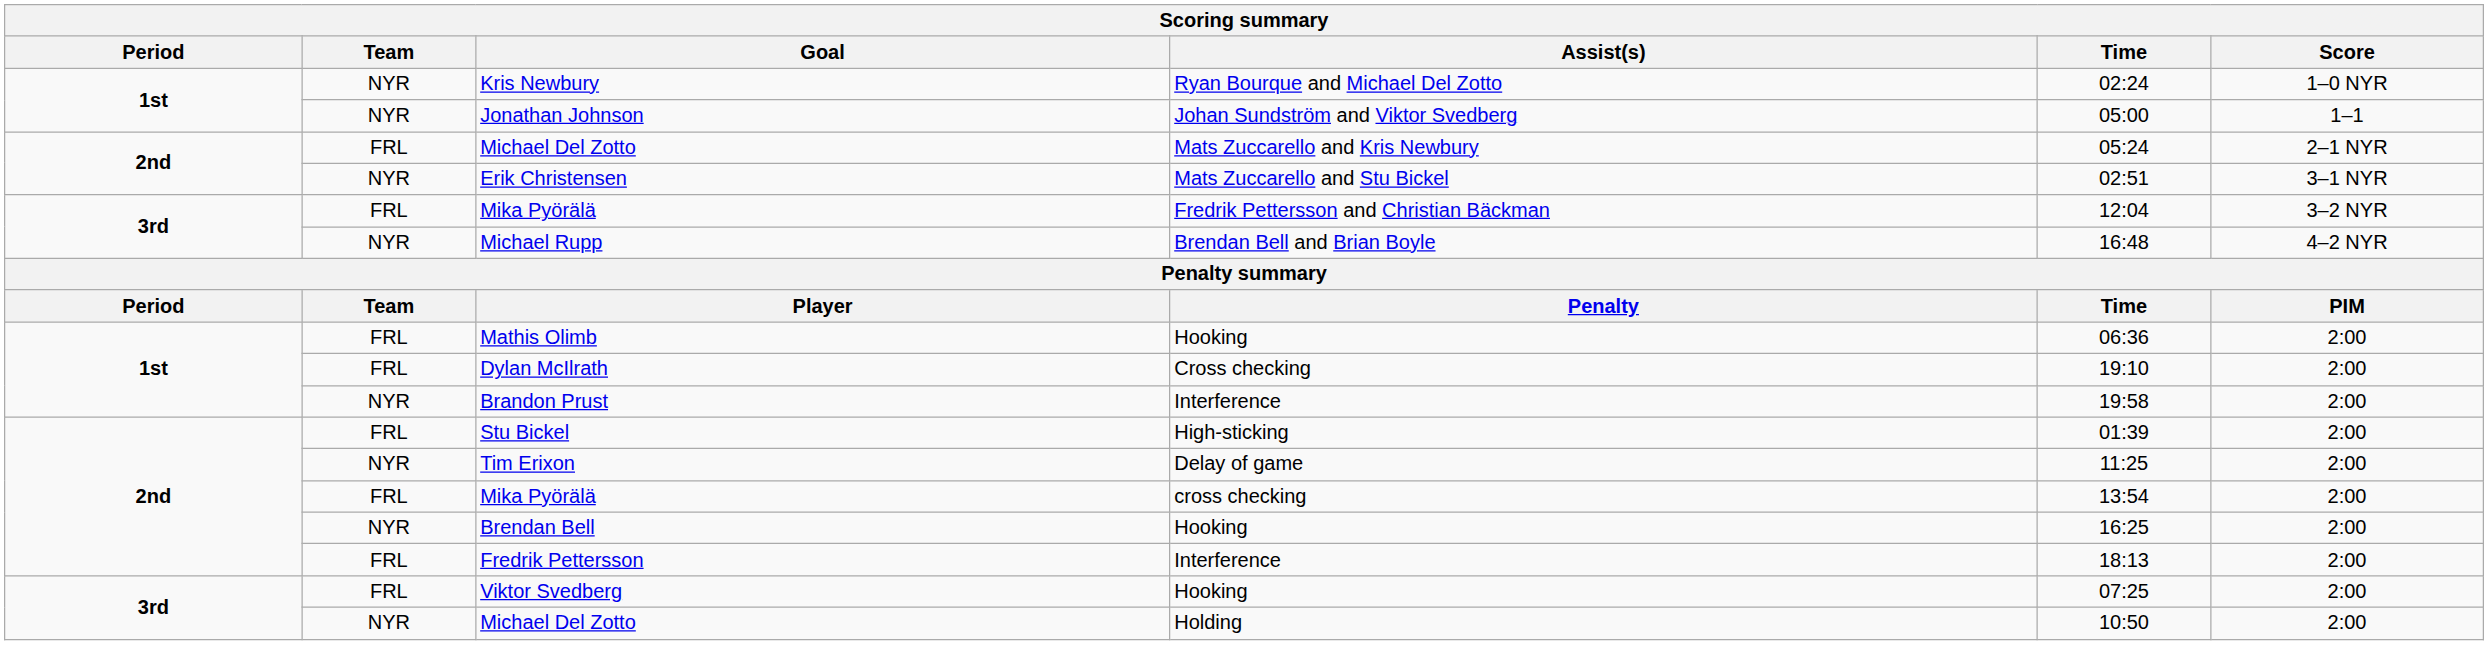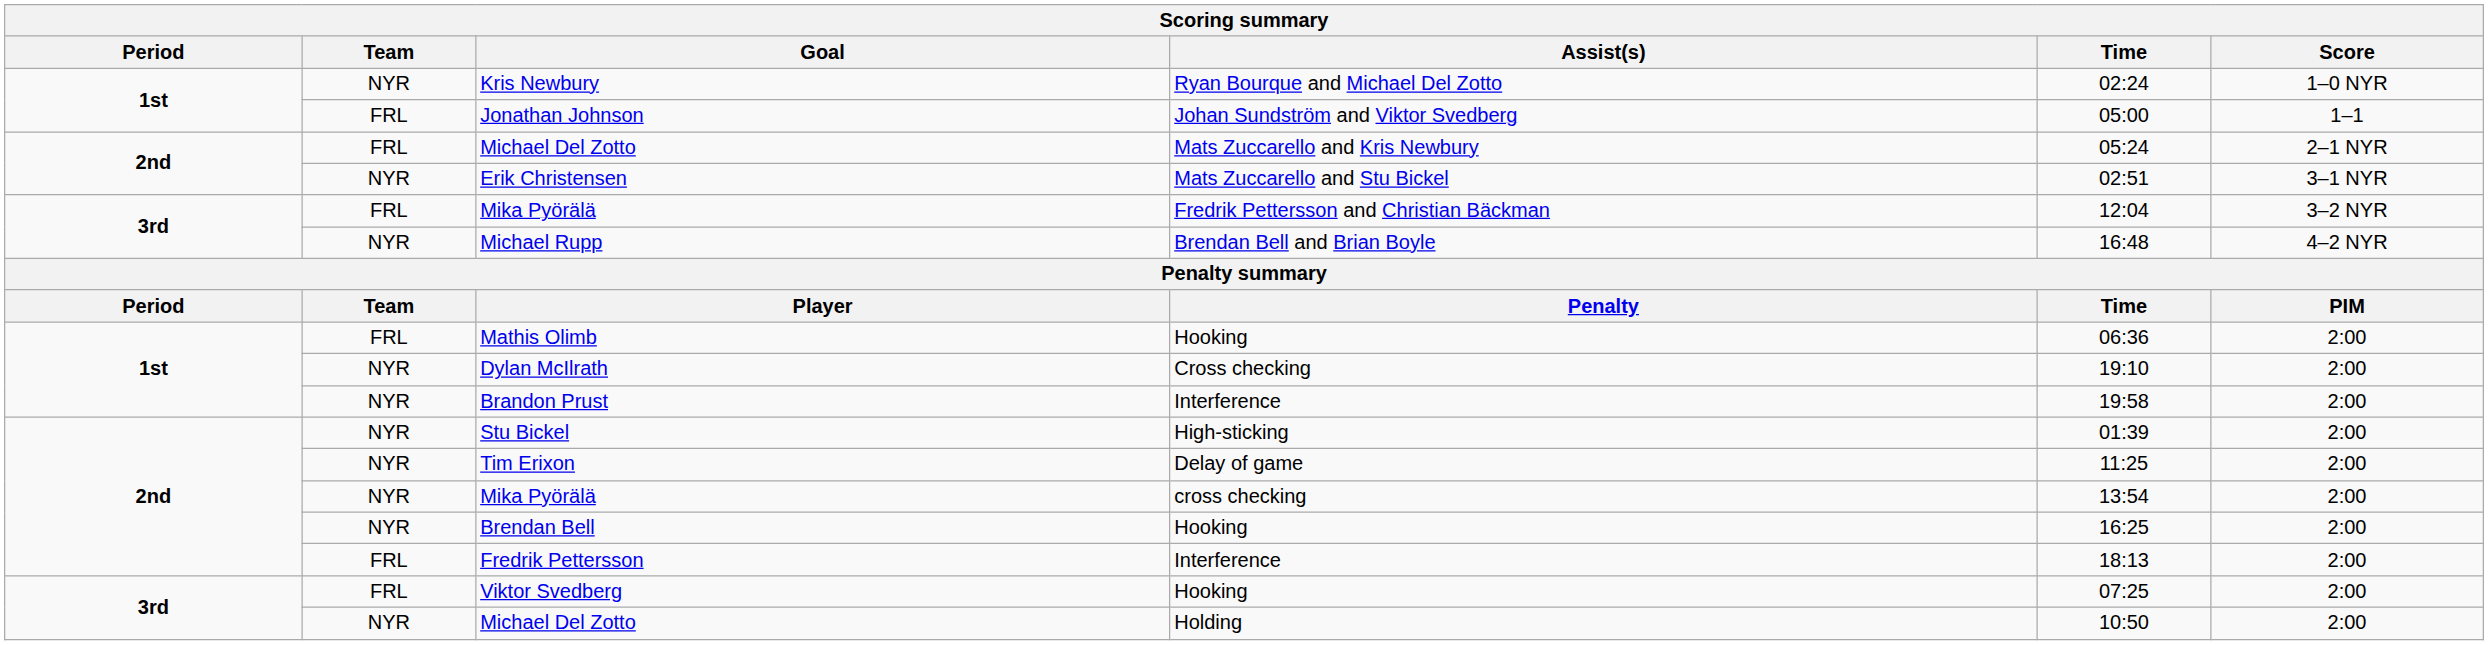(389, 115) NYR -> (389, 115) FRL
(389, 369) FRL -> (389, 369) NYR
(389, 432) FRL -> (389, 432) NYR
(389, 496) FRL -> (389, 496) NYR
